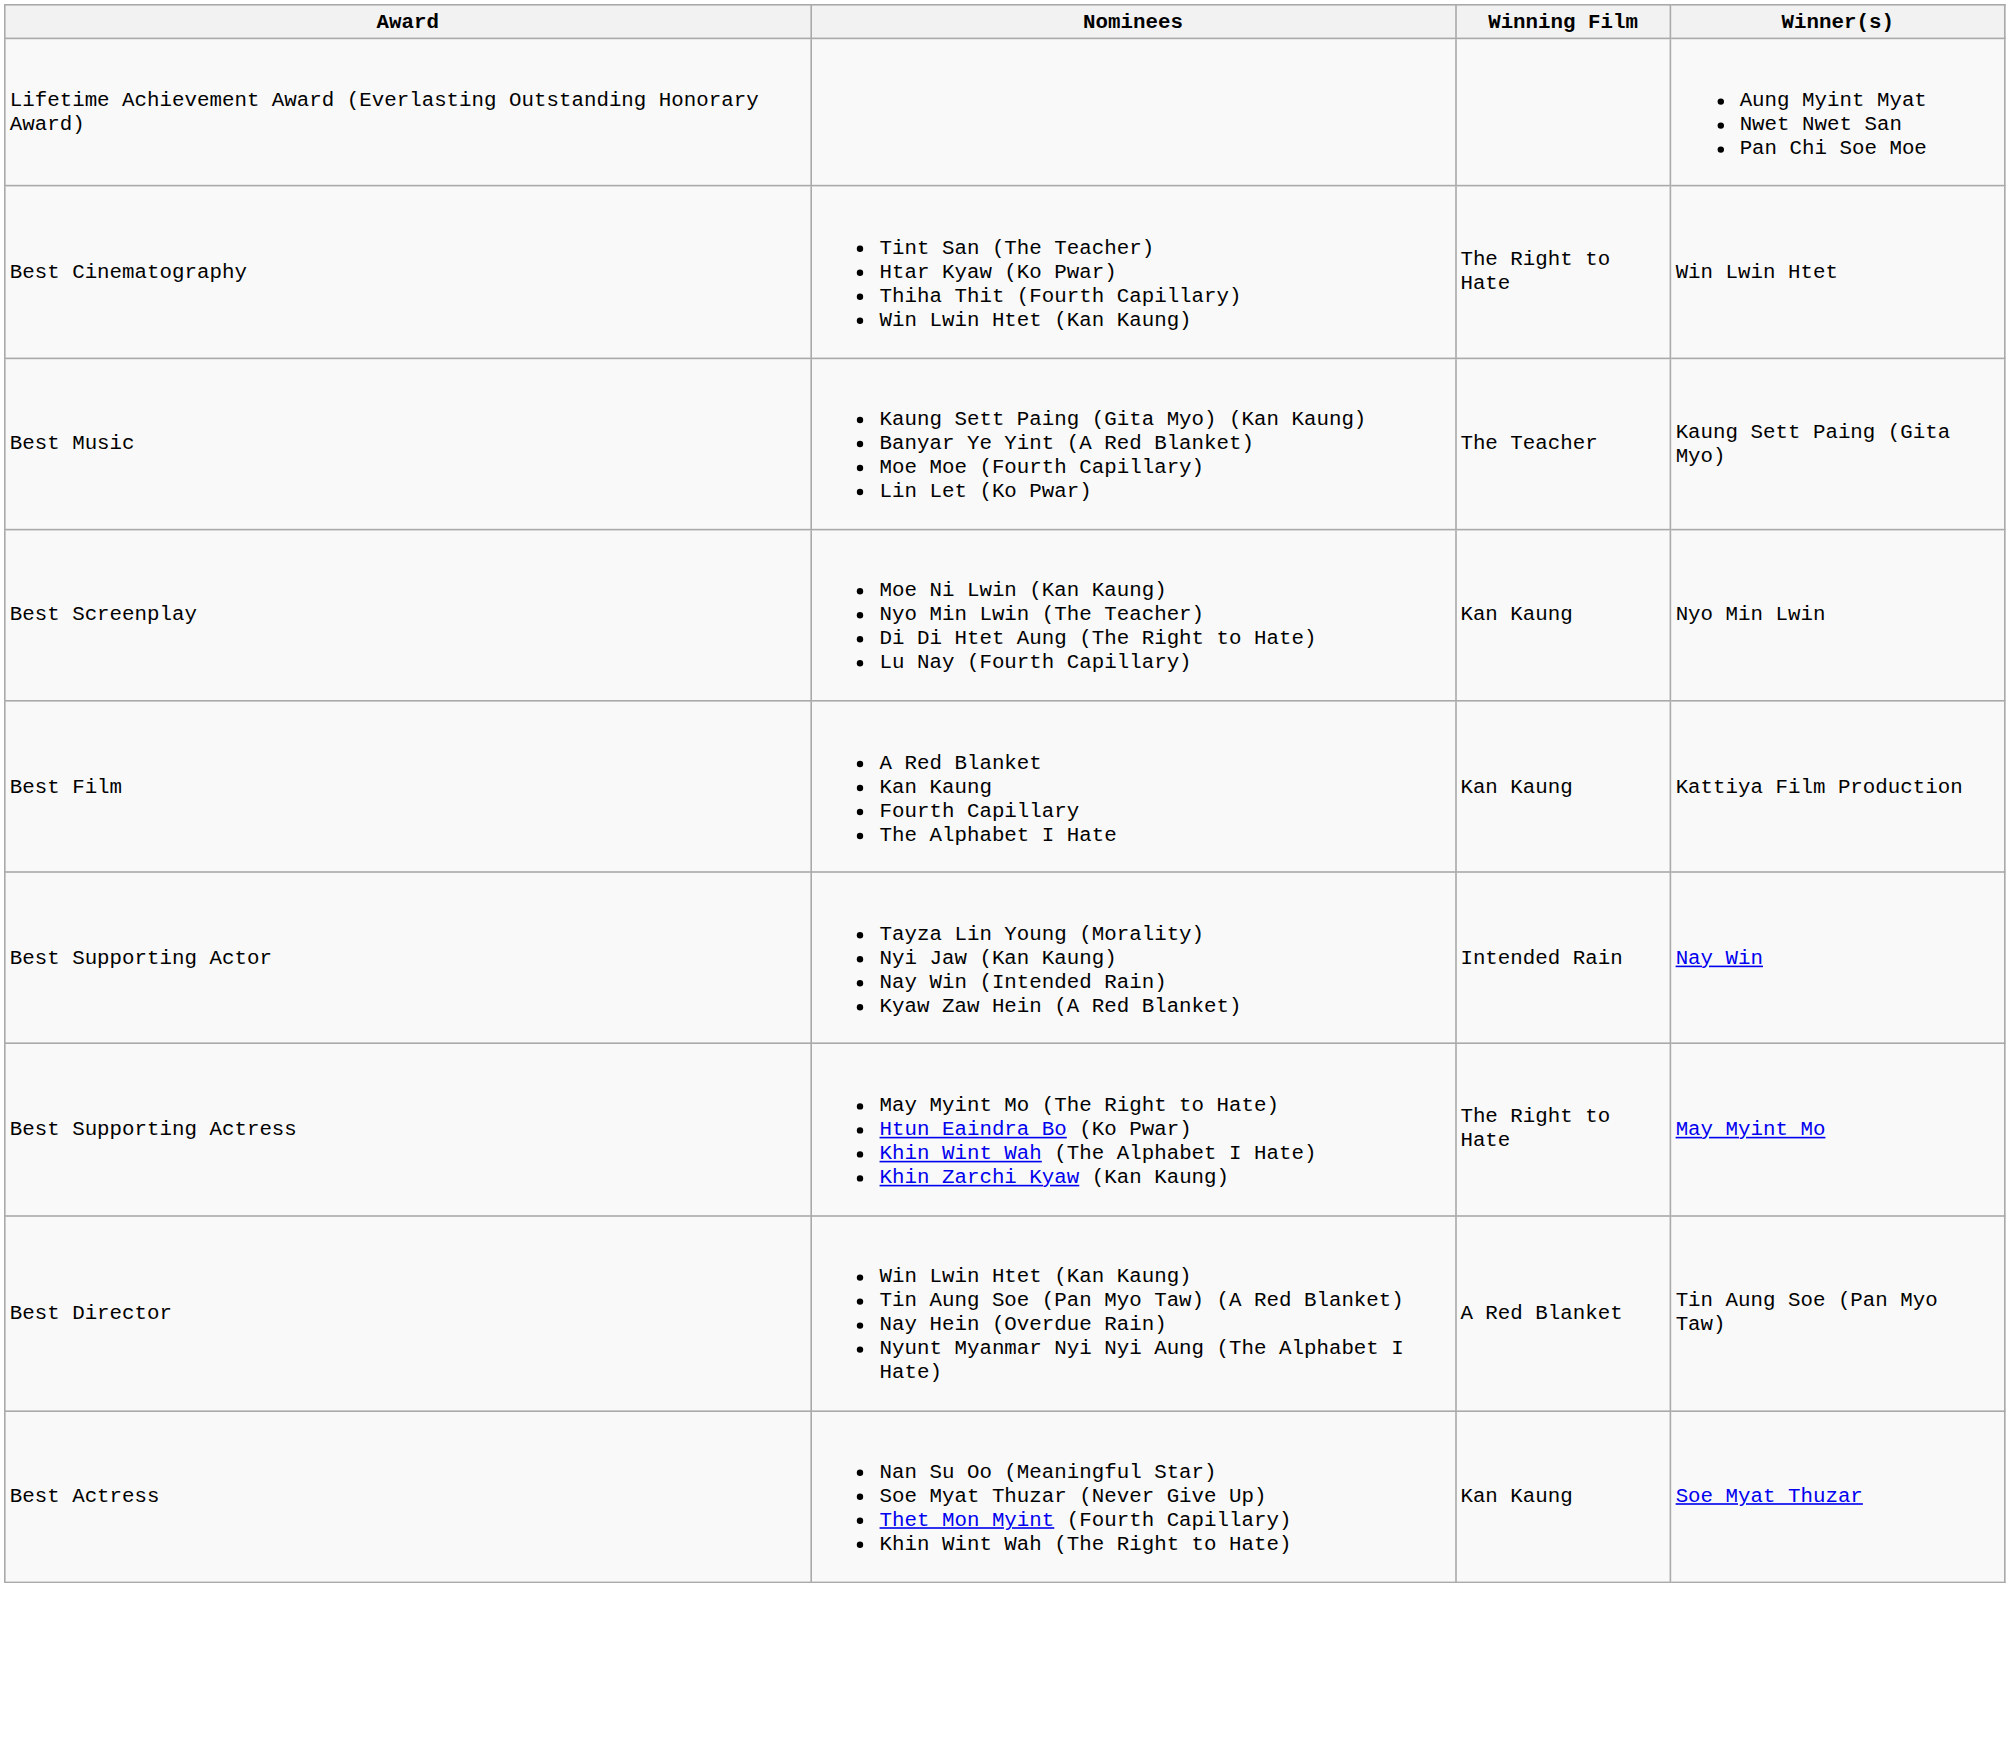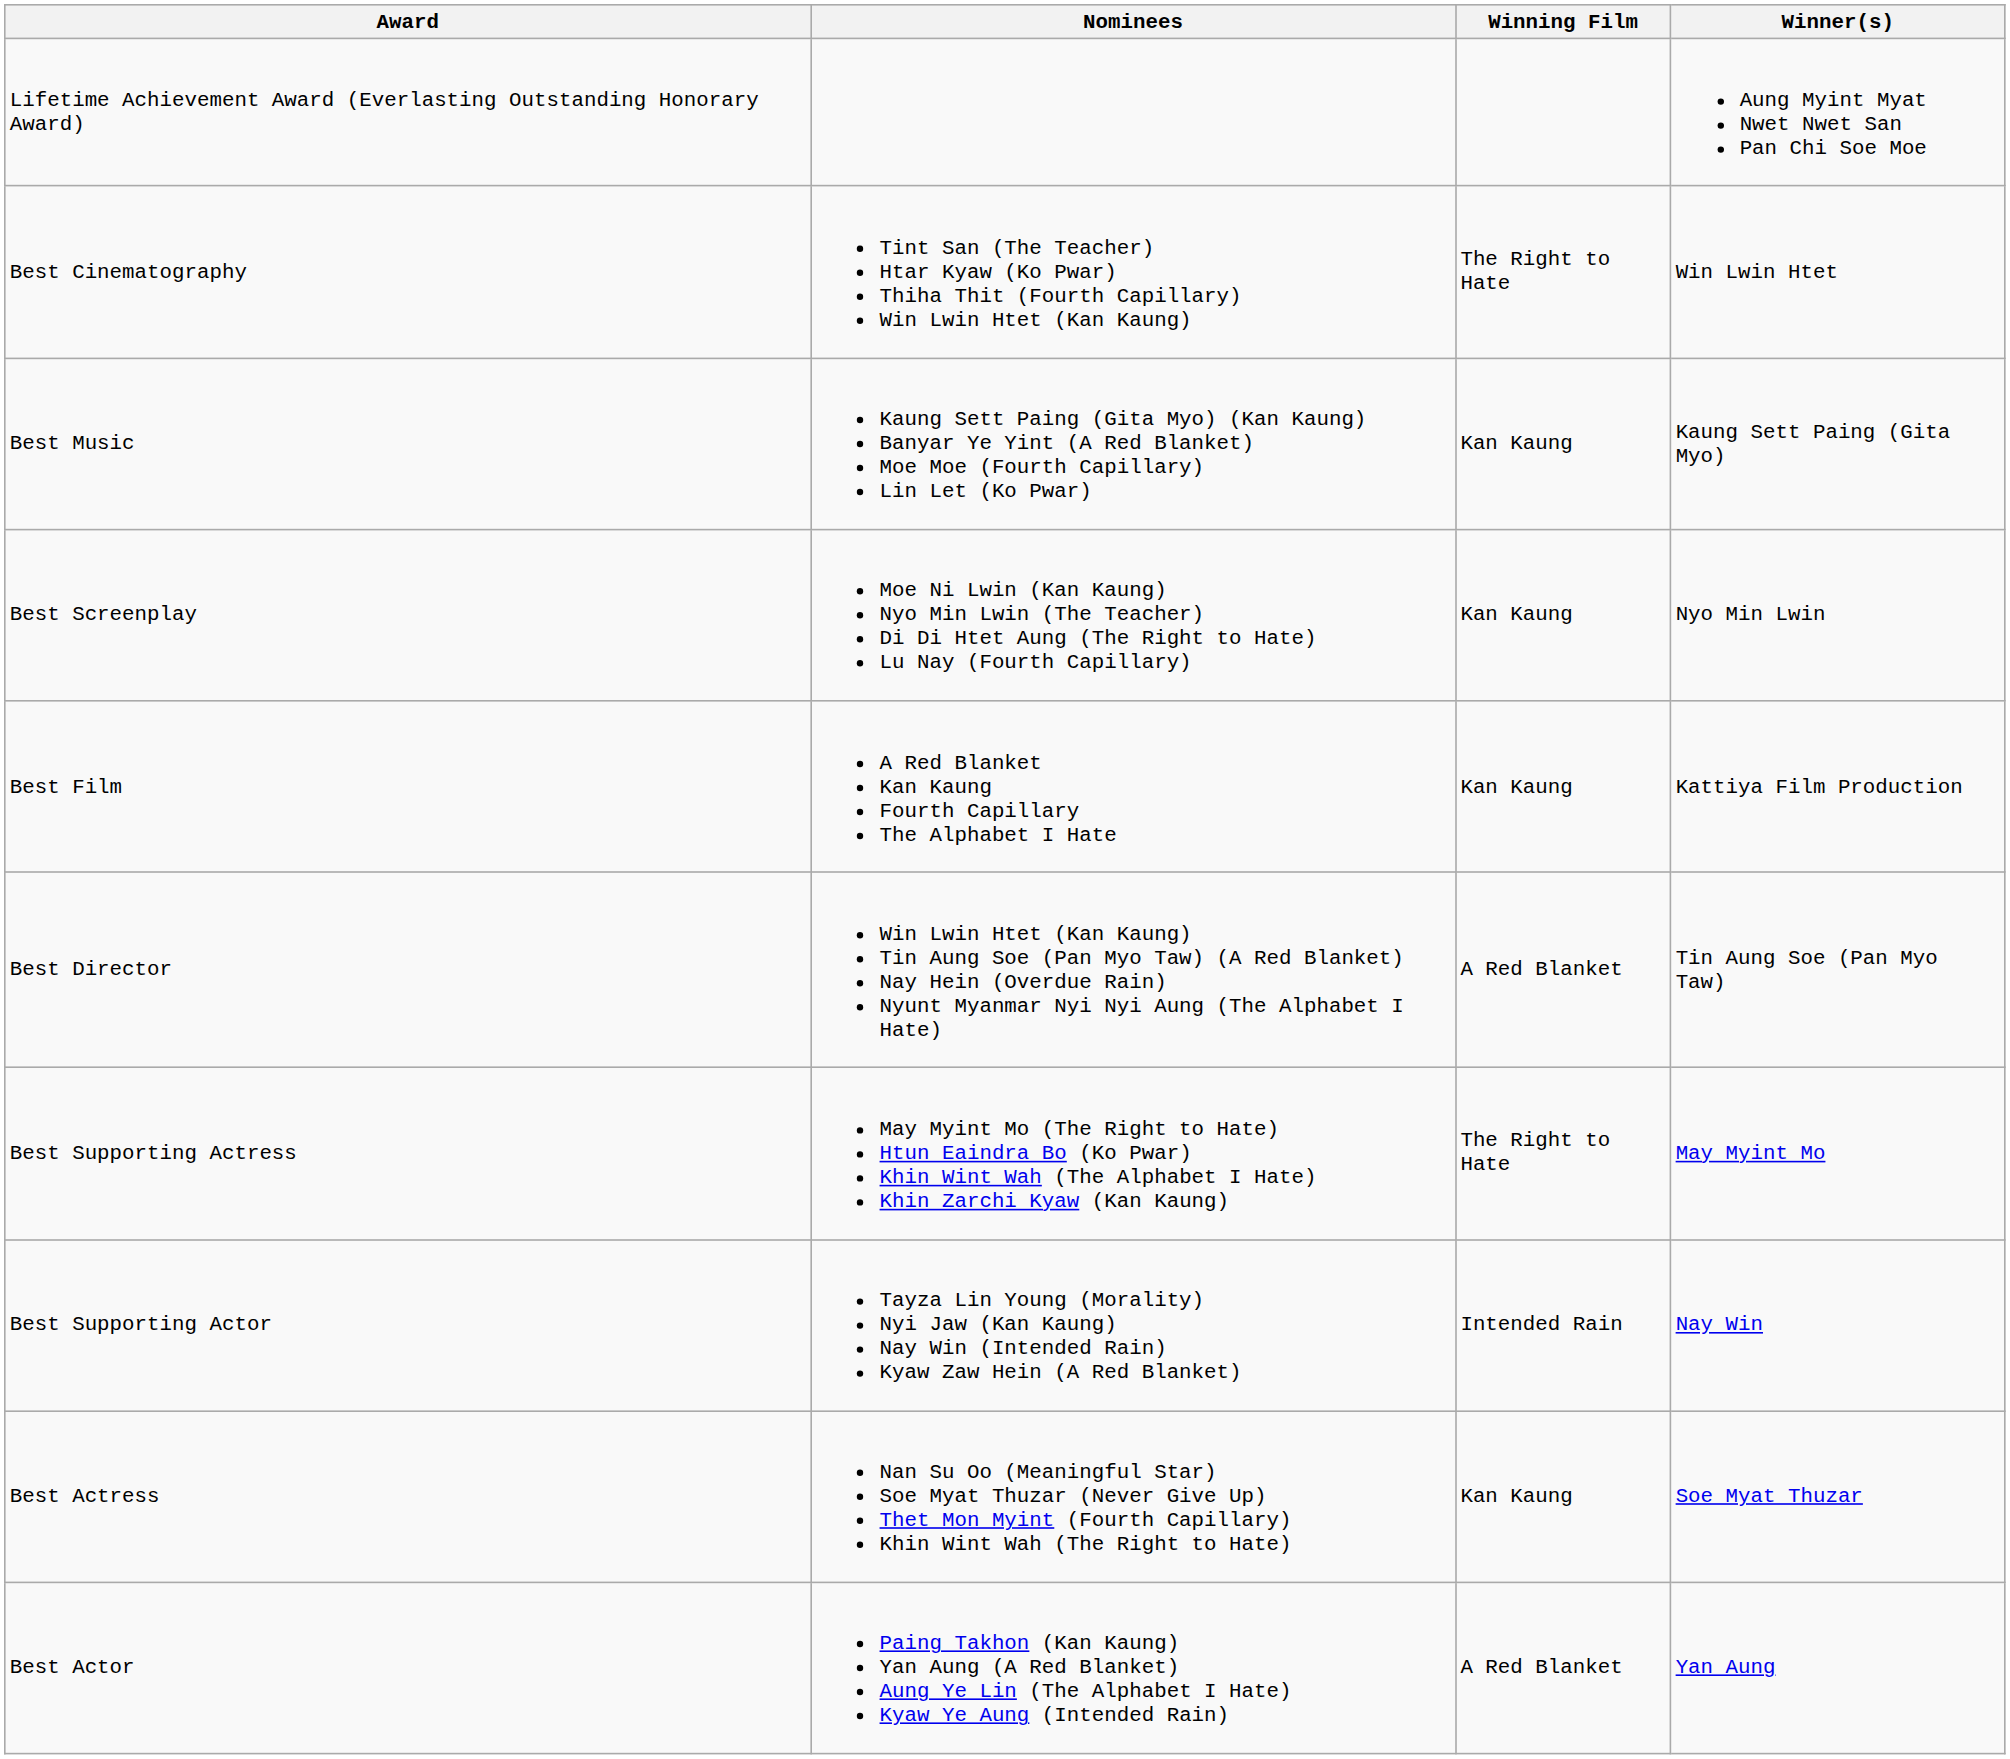(1529, 443) The Teacher -> (1517, 443) Kan Kaung
rows swapped: (91, 1313) <-> (141, 958)
+ row: (72, 1668)
